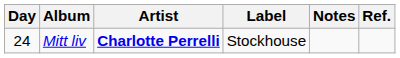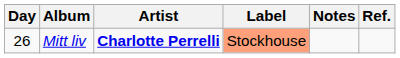(22, 40) 24 -> (22, 40) 26
(266, 40) no background -> (266, 40) lightsalmon background
